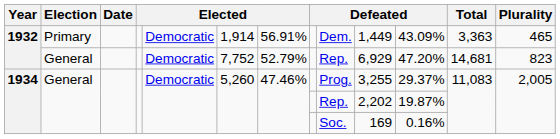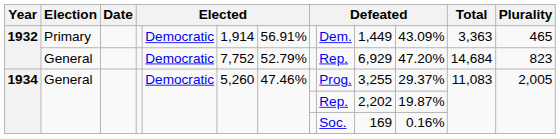(472, 58) 14,681 -> (472, 58) 14,684
